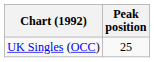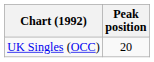(126, 47) 25 -> (126, 47) 20
